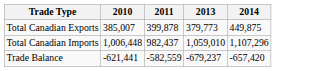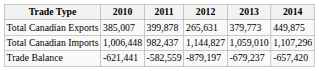+ column: (206, 12)
